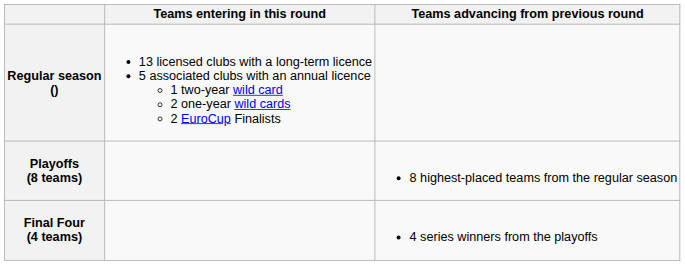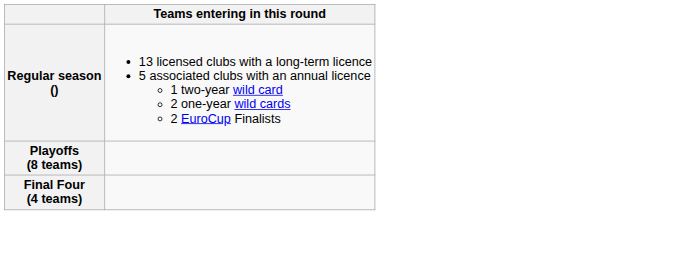- column: (528, 14)
